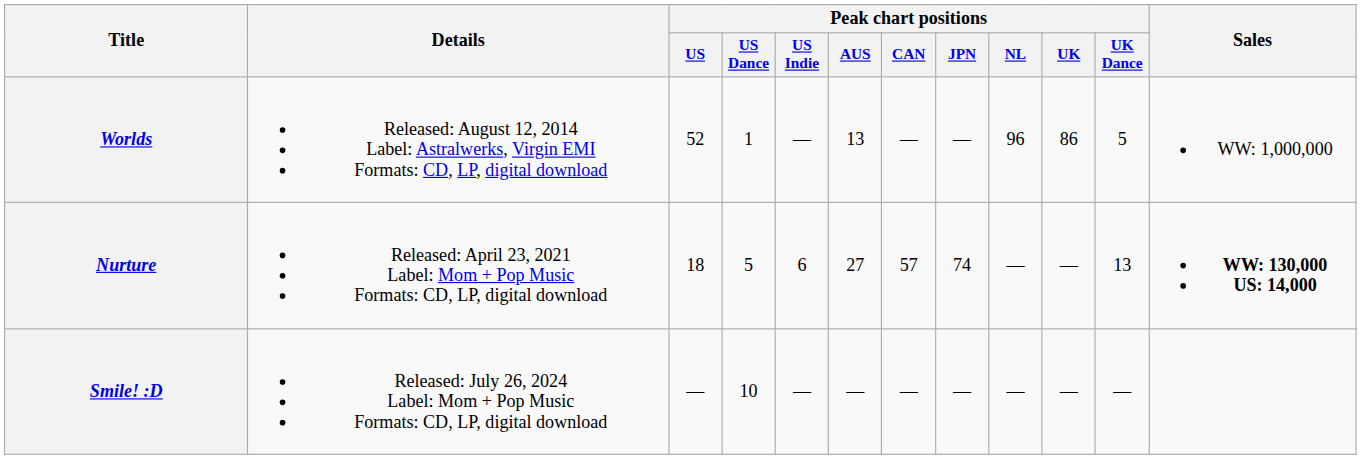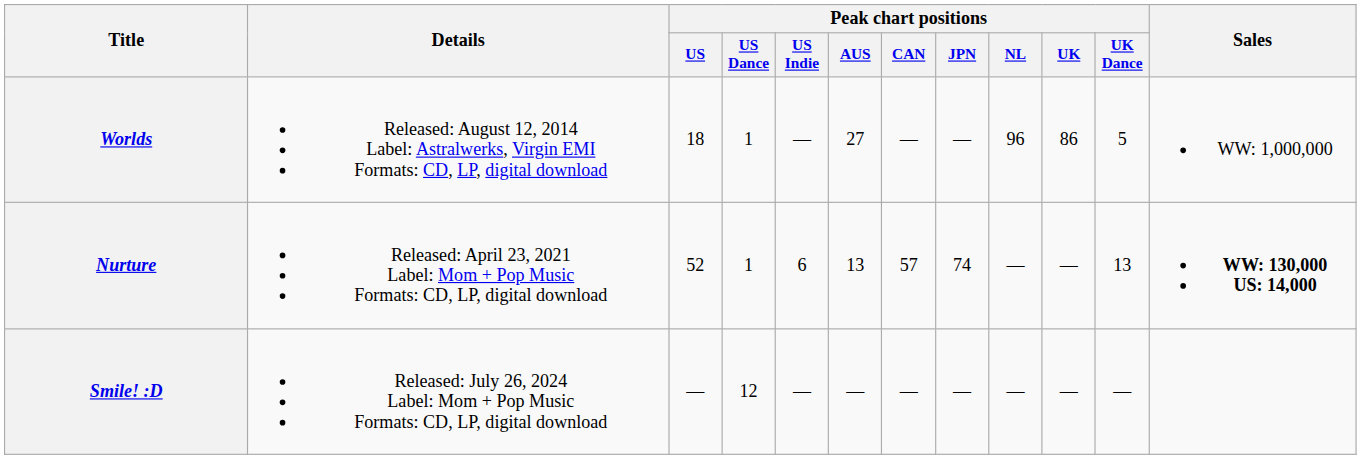(695, 139) 52 -> (695, 139) 18
(855, 139) 13 -> (855, 139) 27
(695, 265) 18 -> (695, 265) 52
(749, 265) 5 -> (749, 265) 1
(855, 265) 27 -> (855, 265) 13
(749, 391) 10 -> (749, 391) 12
